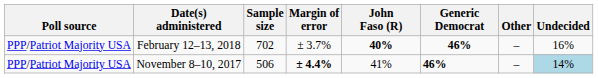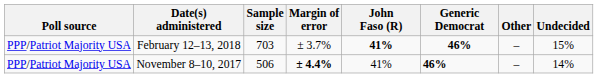(265, 45) 702 -> (265, 45) 703
(381, 45) 40% -> (381, 45) 41%
(563, 45) 16% -> (563, 45) 15%
(563, 63) lightblue background -> (563, 63) no background
